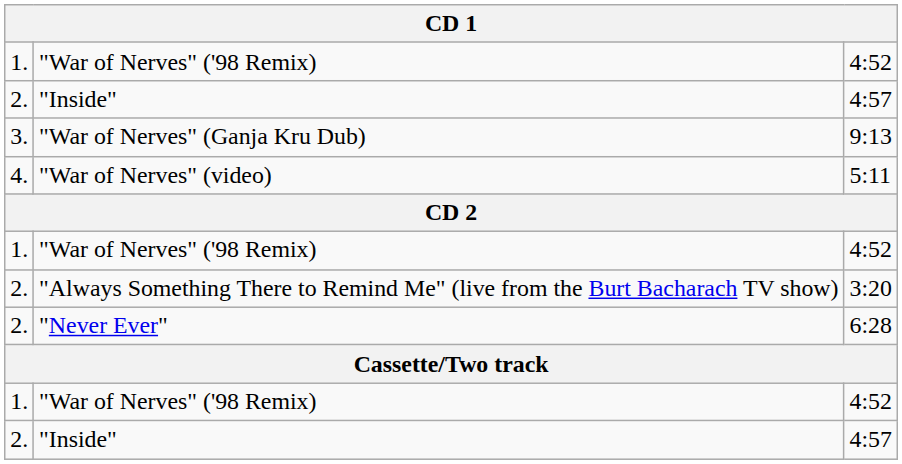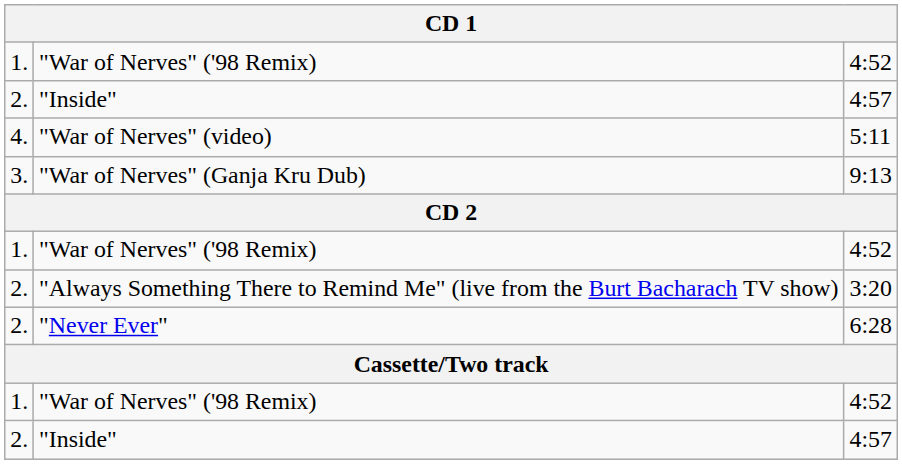rows swapped: (202, 136) <-> (155, 174)
